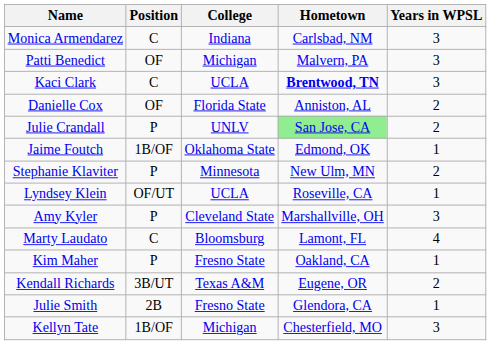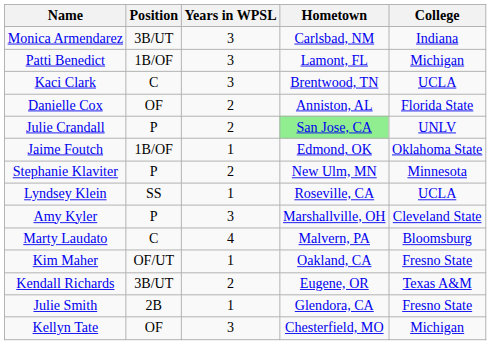columns swapped: (230, 15) <-> (436, 15)
(154, 37) C -> (154, 37) 3B/UT
(154, 60) OF -> (154, 60) 1B/OF
(333, 60) Malvern, PA -> (334, 60) Lamont, FL
(333, 82) bold -> (334, 82) normal
(154, 194) OF/UT -> (154, 194) SS
(333, 238) Lamont, FL -> (334, 238) Malvern, PA
(154, 261) P -> (154, 261) OF/UT
(154, 328) 1B/OF -> (154, 328) OF
